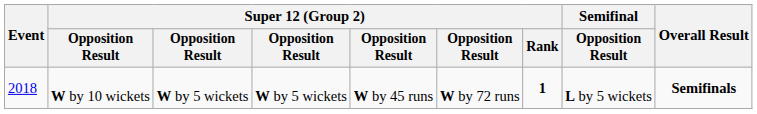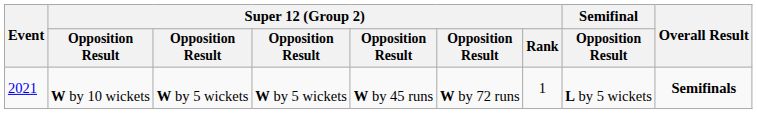(22, 88) 2018 -> (22, 88) 2021
(542, 88) bold -> (542, 88) normal
